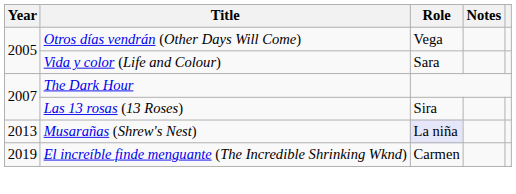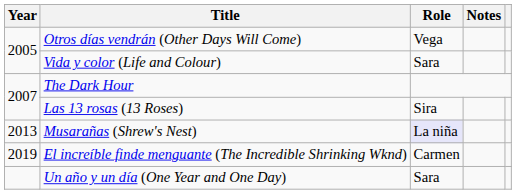+ row: (165, 177)
